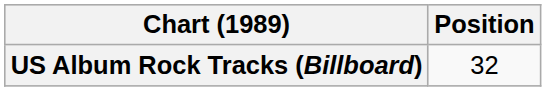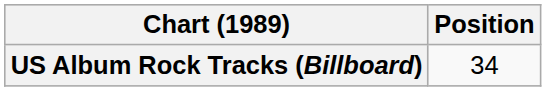(484, 65) 32 -> (484, 65) 34
